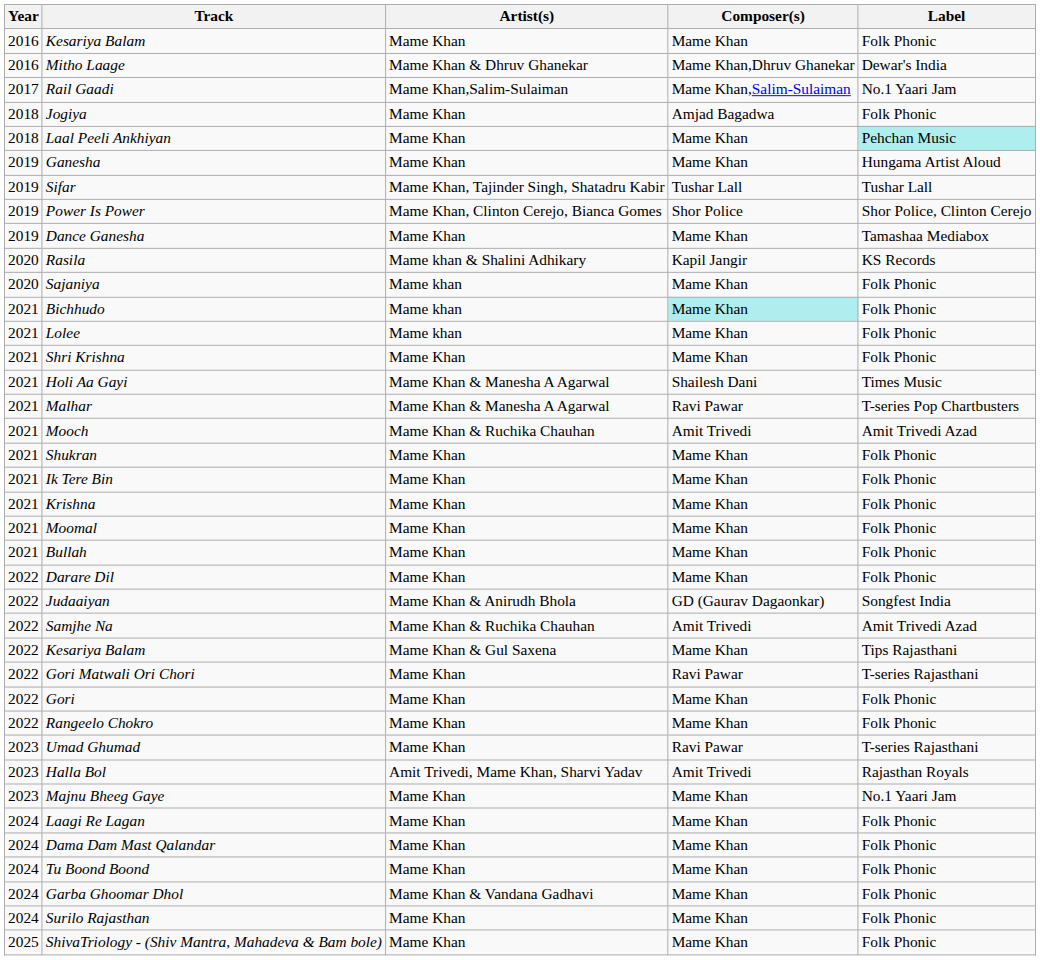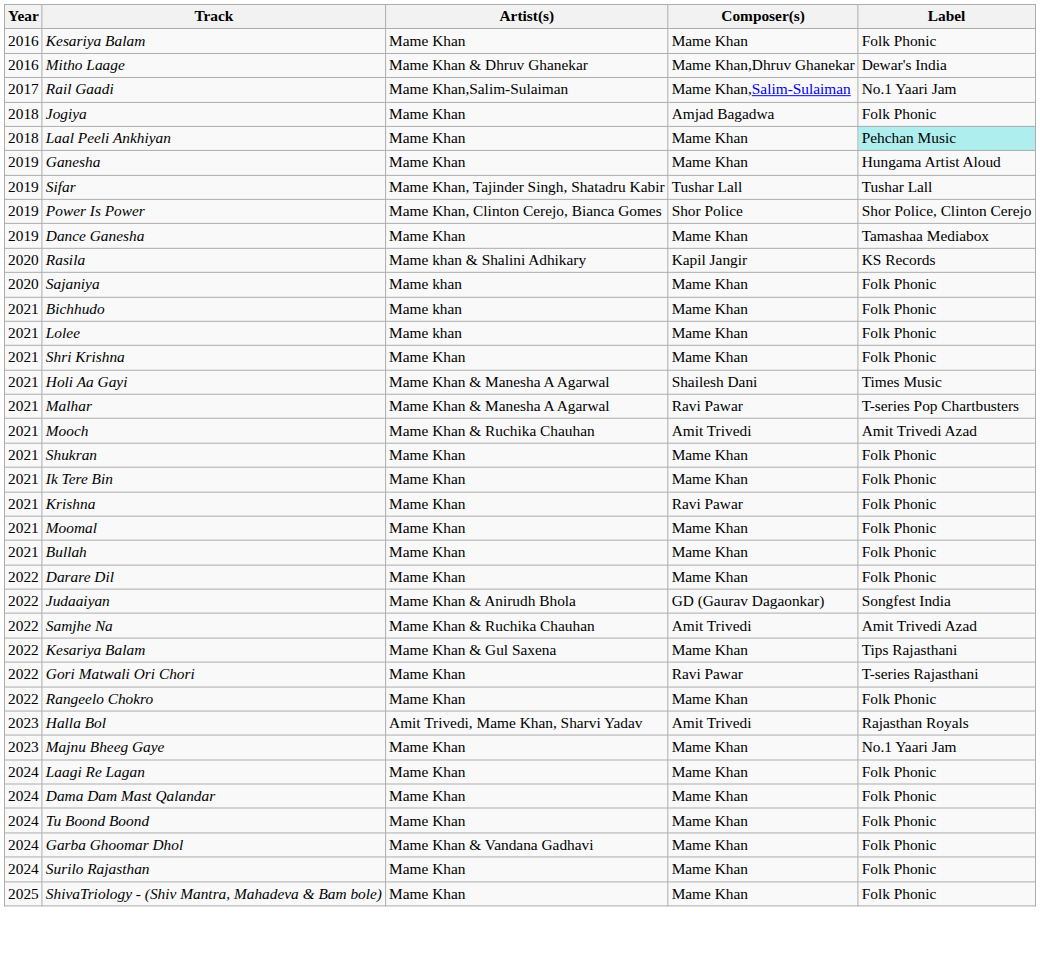(710, 308) paleturquoise background -> (710, 308) no background
(710, 503) Mame Khan -> (707, 503) Ravi Pawar
- row: (60, 698)
- row: (93, 747)
